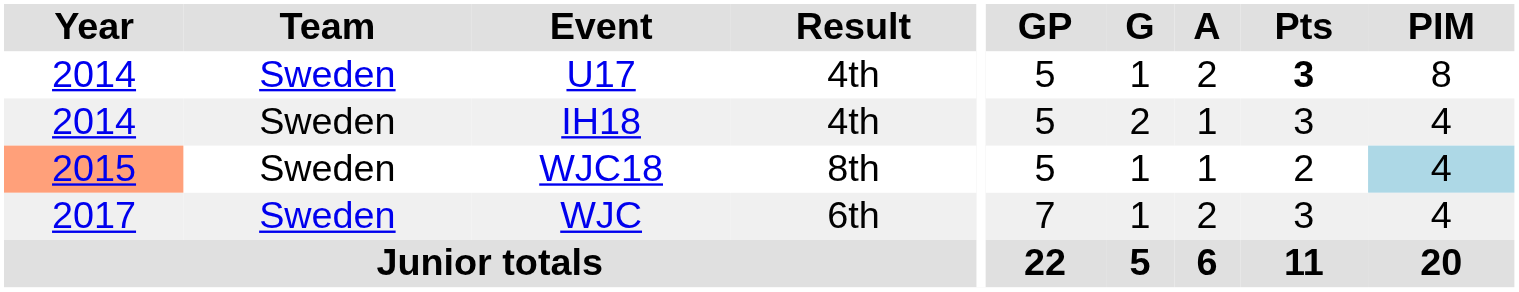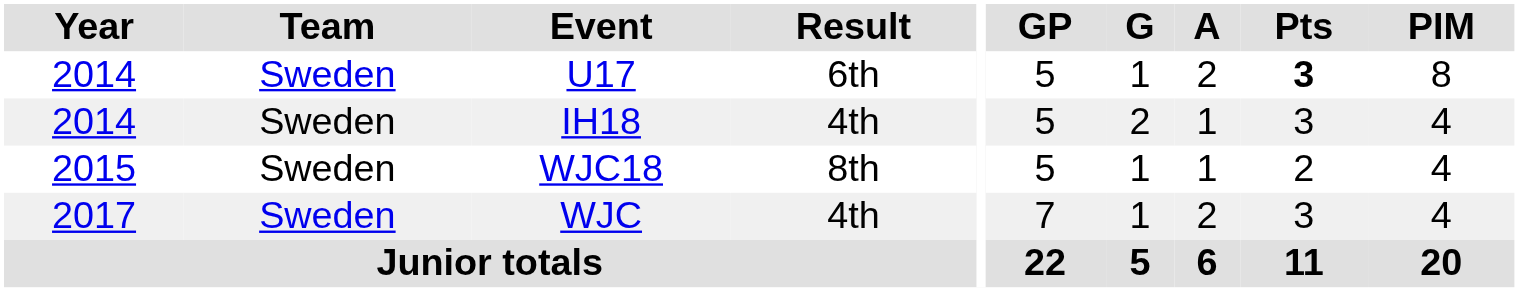(853, 74) 4th -> (853, 74) 6th
(94, 168) lightsalmon background -> (94, 168) no background
(1441, 168) lightblue background -> (1441, 168) no background
(853, 215) 6th -> (853, 215) 4th
